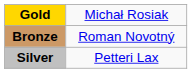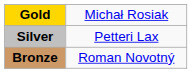rows swapped: (35, 57) <-> (35, 36)
